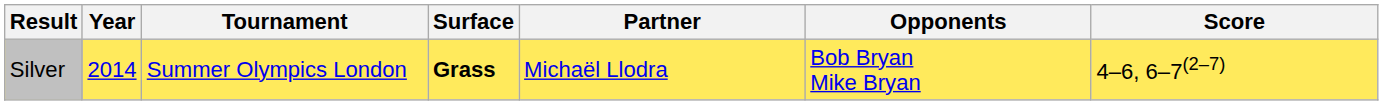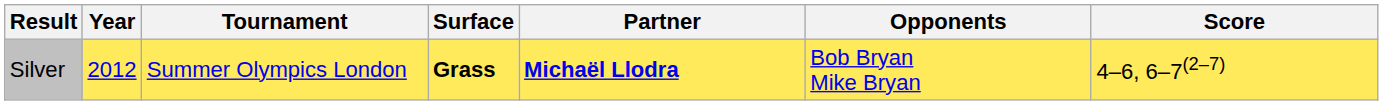(112, 69) 2014 -> (112, 69) 2012
(596, 69) normal -> (601, 69) bold
